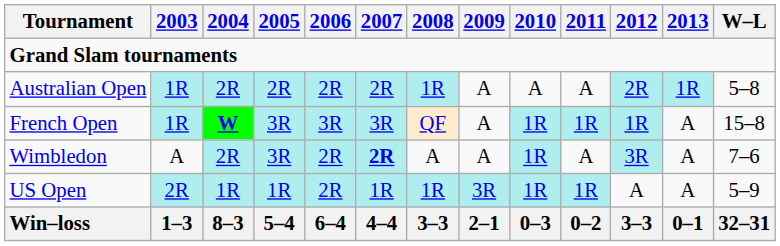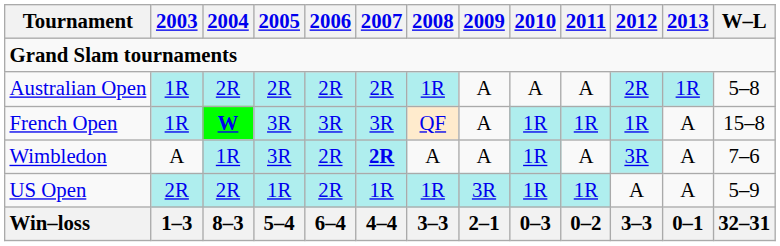(228, 155) 2R -> (228, 155) 1R
(228, 189) 1R -> (228, 189) 2R
